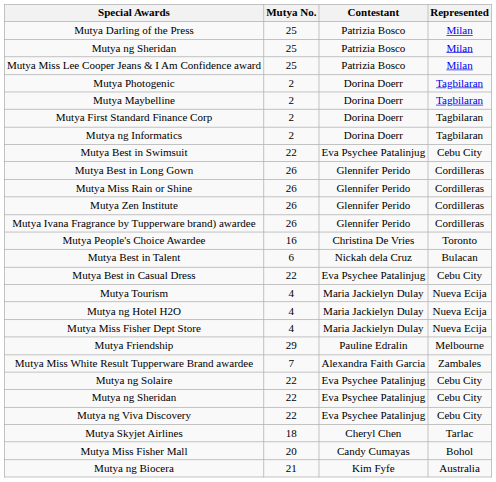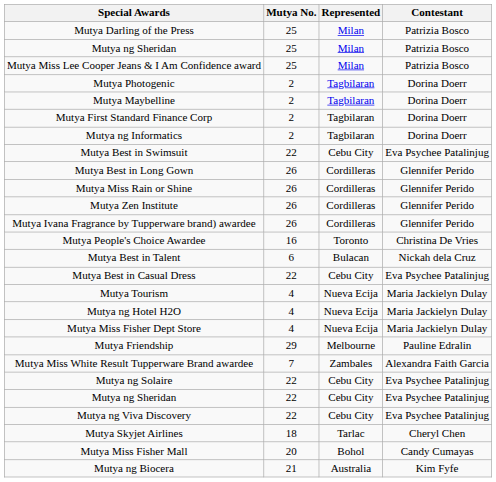columns swapped: (373, 13) <-> (460, 13)
